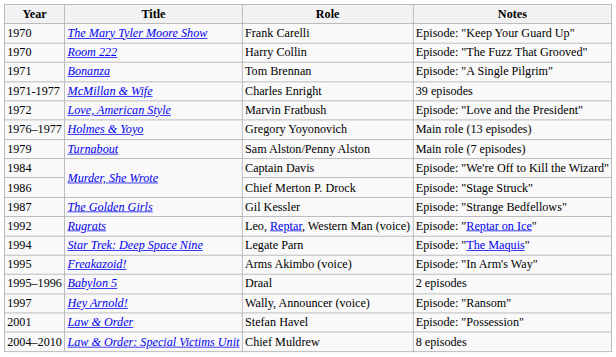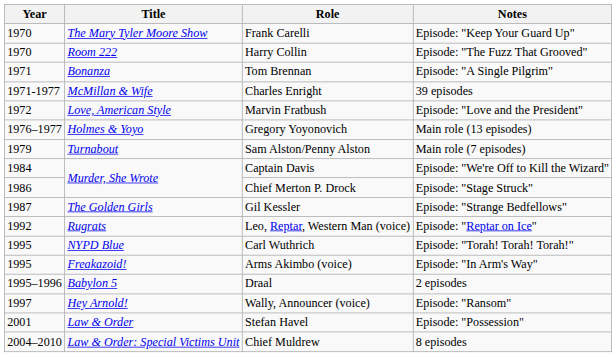- row: (274, 245)
+ row: (280, 245)
